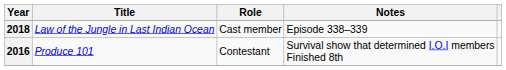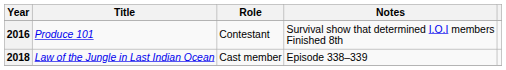rows swapped: (18, 51) <-> (18, 29)
